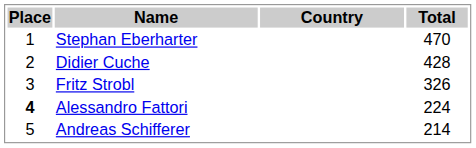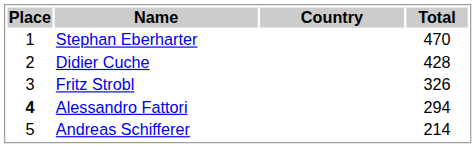(437, 107) 224 -> (437, 107) 294
